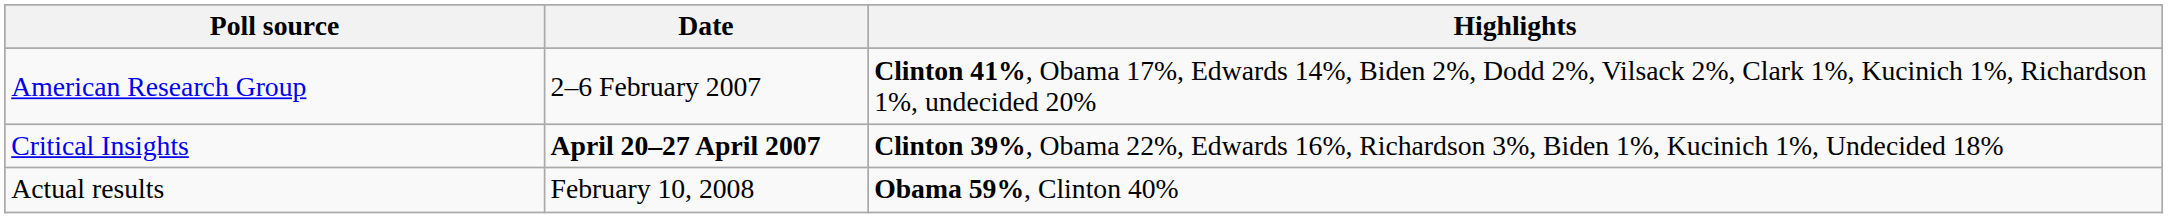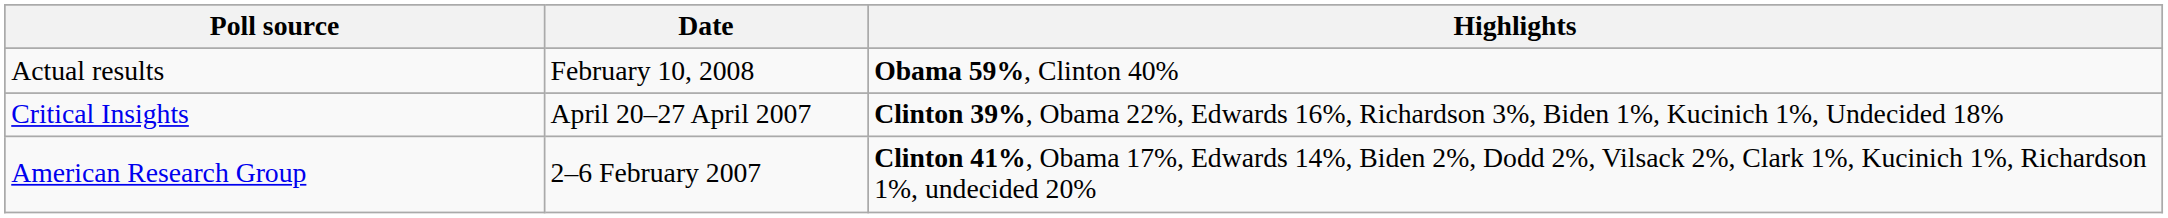rows swapped: (88, 189) <-> (159, 85)
(686, 145) bold -> (681, 114) normal
